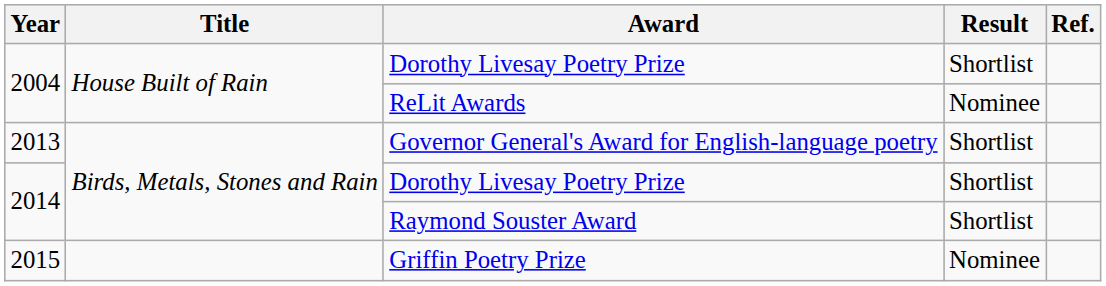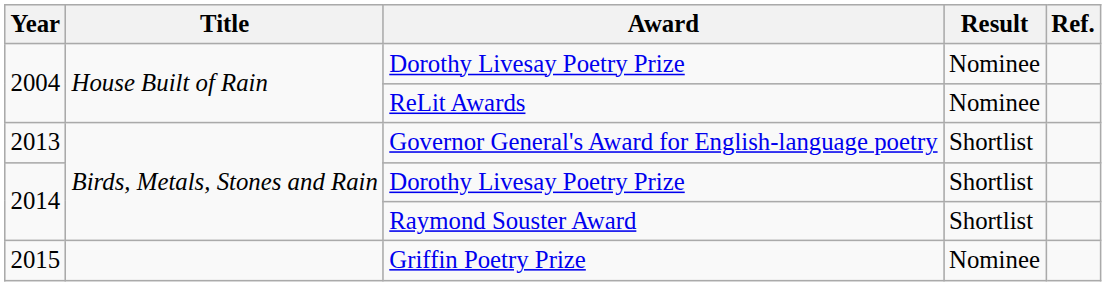(991, 63) Shortlist -> (994, 63) Nominee
